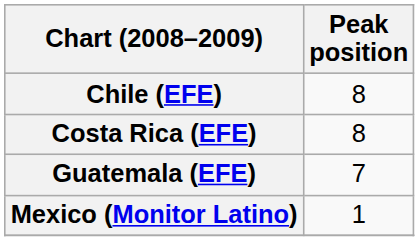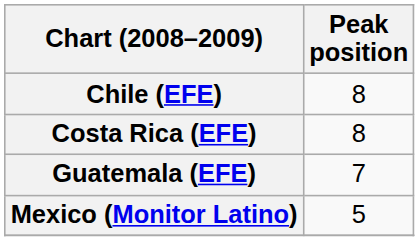(359, 214) 1 -> (359, 214) 5
